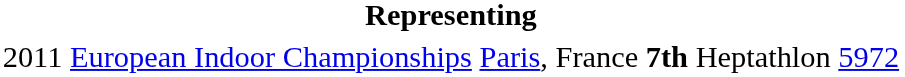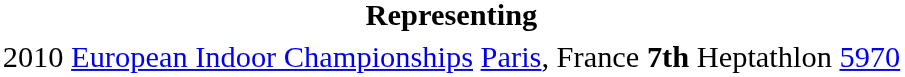(33, 57) 2011 -> (33, 57) 2010
(869, 57) 5972 -> (870, 57) 5970
